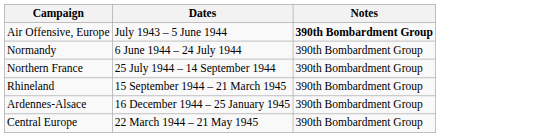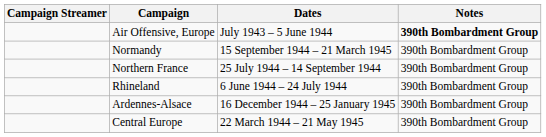+ column: (57, 13)
(178, 50) 6 June 1944 – 24 July 1944 -> (306, 50) 15 September 1944 – 21 March 1945
(201, 86) 15 September 1944 – 21 March 1945 -> (283, 86) 6 June 1944 – 24 July 1944
